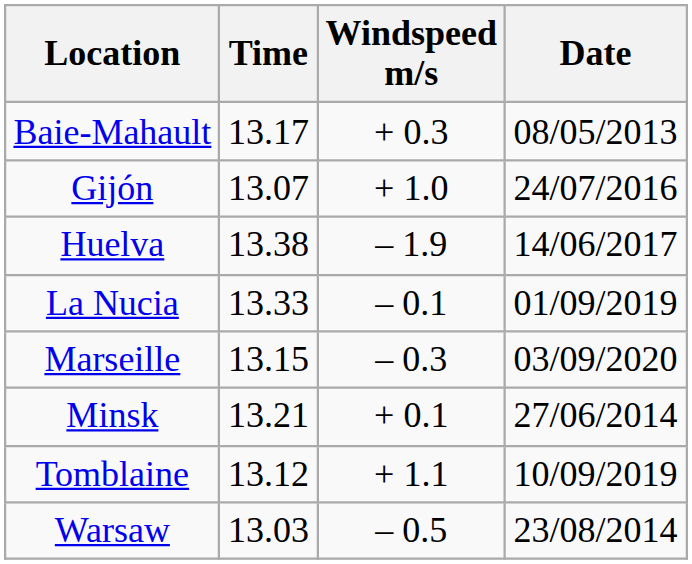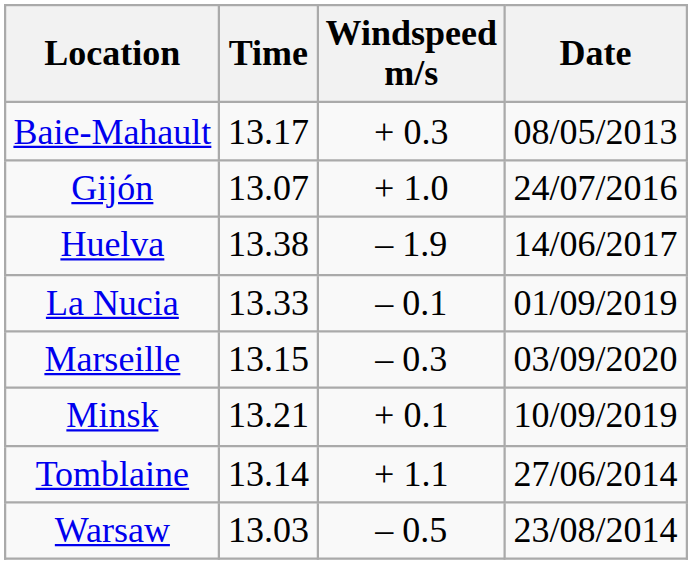(596, 416) 27/06/2014 -> (596, 416) 10/09/2019
(268, 473) 13.12 -> (268, 473) 13.14
(596, 473) 10/09/2019 -> (596, 473) 27/06/2014
